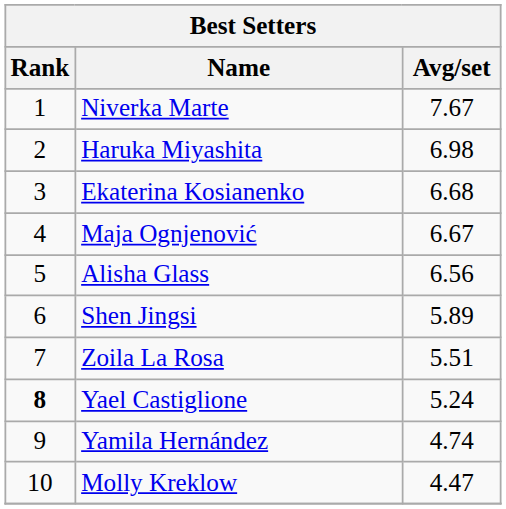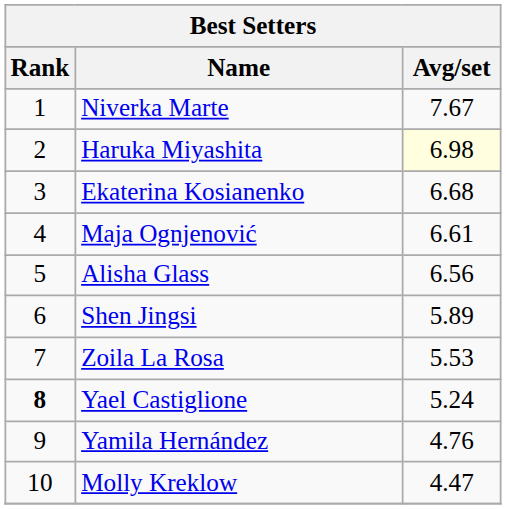(452, 149) no background -> (452, 149) lightyellow background
(452, 233) 6.67 -> (452, 233) 6.61
(452, 357) 5.51 -> (452, 357) 5.53
(452, 440) 4.74 -> (452, 440) 4.76
